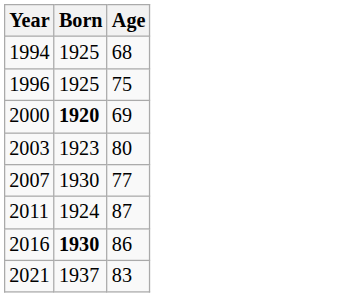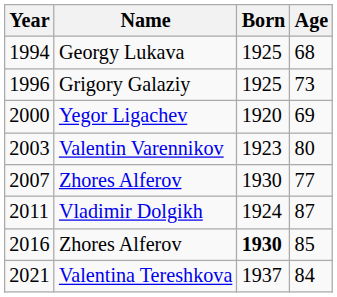+ column: (146, 20)
(122, 84) 75 -> (305, 84) 73
(79, 116) bold -> (262, 116) normal
(122, 244) 86 -> (305, 244) 85
(122, 276) 83 -> (305, 276) 84
